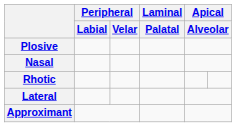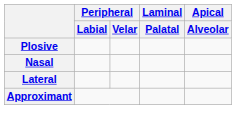- row: (39, 79)
